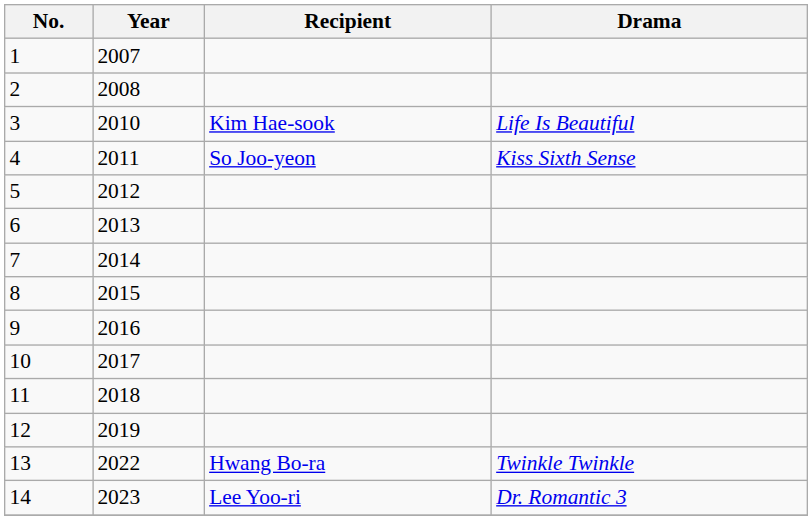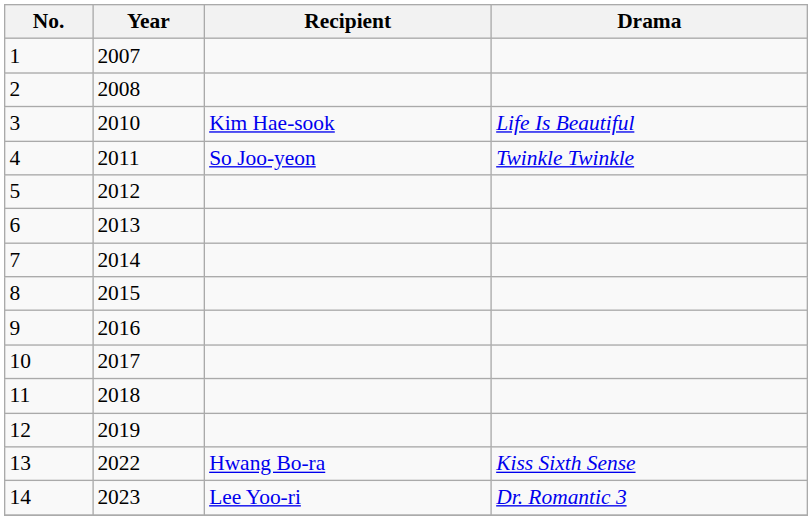(566, 157) Kiss Sixth Sense -> (565, 157) Twinkle Twinkle
(565, 463) Twinkle Twinkle -> (566, 463) Kiss Sixth Sense
